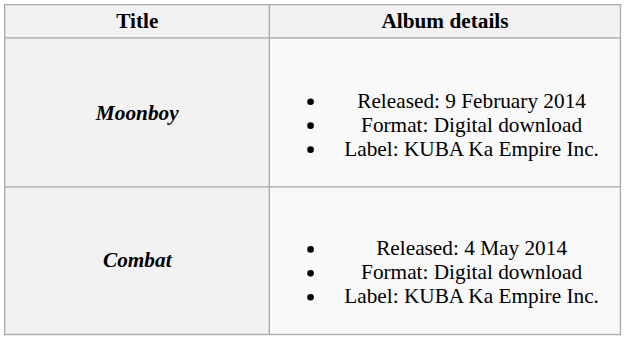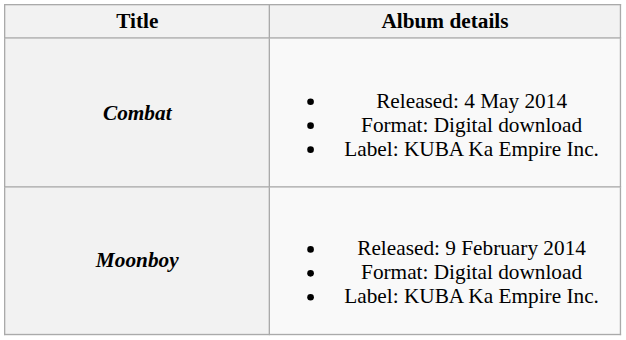rows swapped: (137, 112) <-> (137, 260)
